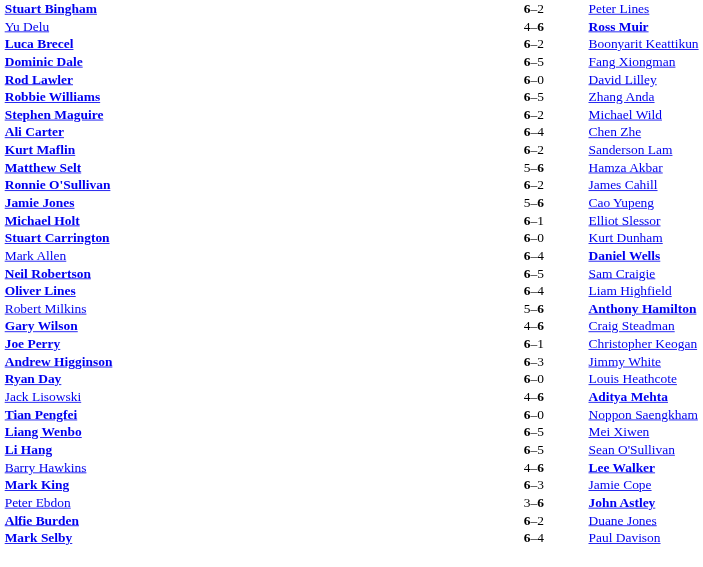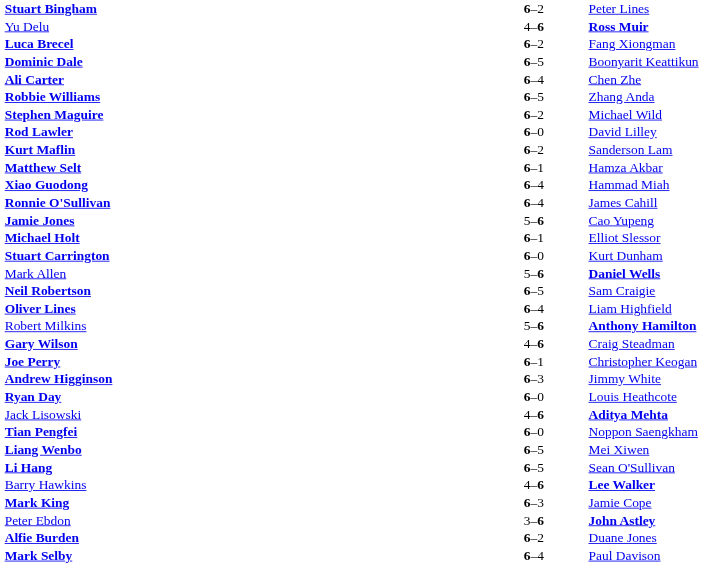(644, 44) Boonyarit Keattikun -> (632, 44) Fang Xiongman
(632, 61) Fang Xiongman -> (644, 61) Boonyarit Keattikun
rows swapped: (34, 132) <-> (39, 79)
(534, 167) 5–6 -> (534, 167) 6–1
+ row: (46, 185)
(534, 185) 6–2 -> (534, 202) 6–4
(534, 255) 6–4 -> (534, 273) 5–6
